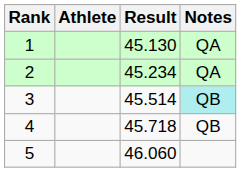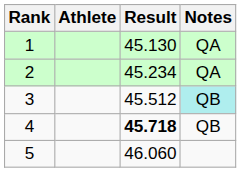(150, 99) 45.514 -> (150, 99) 45.512
(150, 126) normal -> (150, 126) bold
